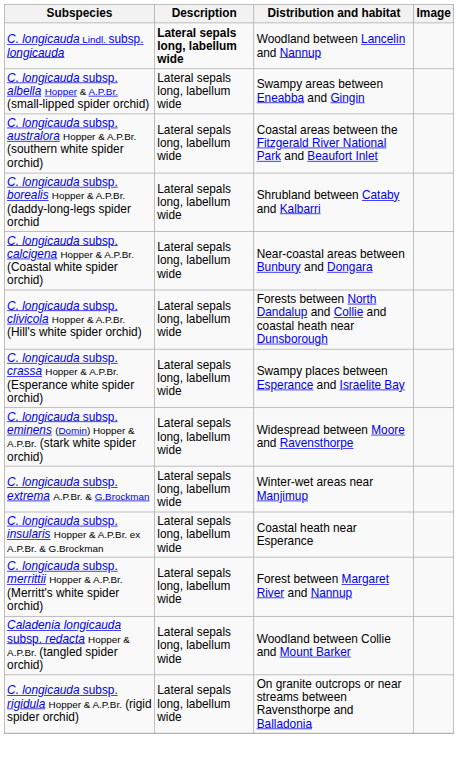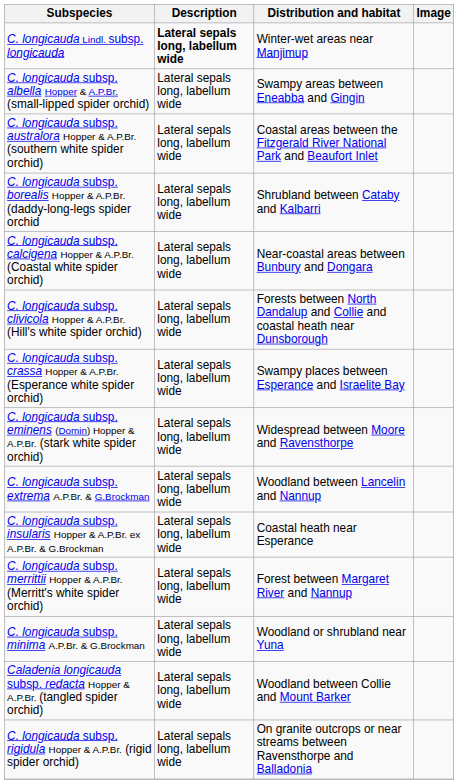(331, 45) Woodland between Lancelin and Nannup -> (315, 45) Winter-wet areas near Manjimup
(315, 489) Winter-wet areas near Manjimup -> (331, 489) Woodland between Lancelin and Nannup
+ row: (76, 638)
